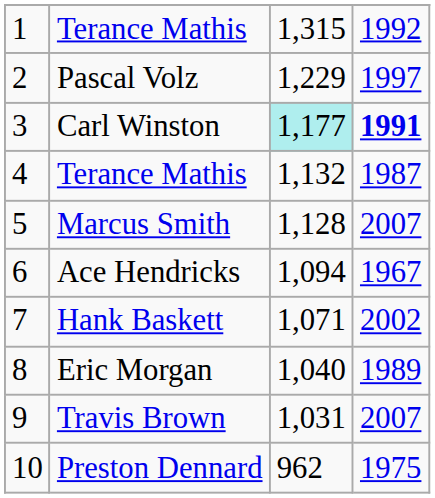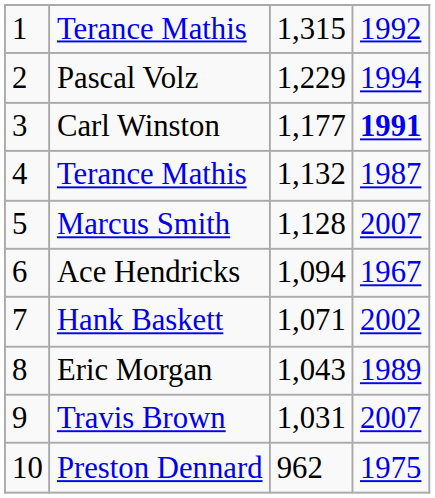(391, 77) 1997 -> (391, 77) 1994
(311, 126) paleturquoise background -> (311, 126) no background
(311, 369) 1,040 -> (311, 369) 1,043
